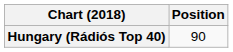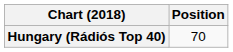(198, 36) 90 -> (198, 36) 70
